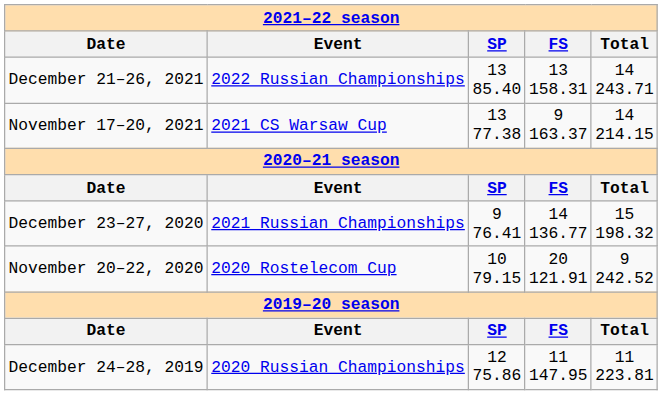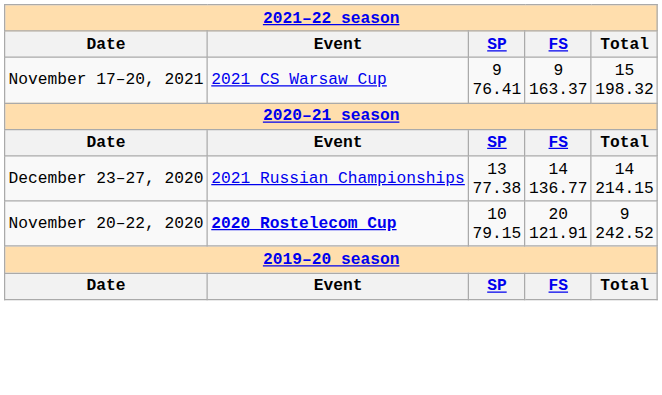- row: (106, 80)
(497, 125) 13 77.38 -> (497, 80) 9 76.41
(625, 125) 14 214.15 -> (625, 80) 15 198.32
(497, 224) 9 76.41 -> (497, 178) 13 77.38
(625, 224) 15 198.32 -> (625, 178) 14 214.15
(304, 269) normal -> (304, 224) bold
- row: (106, 367)
